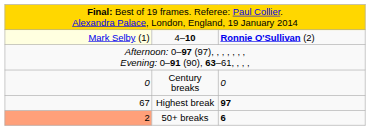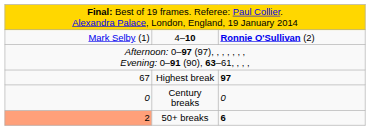(119, 37) lightyellow background -> (119, 37) no background
rows swapped: (185, 103) <-> (185, 83)
